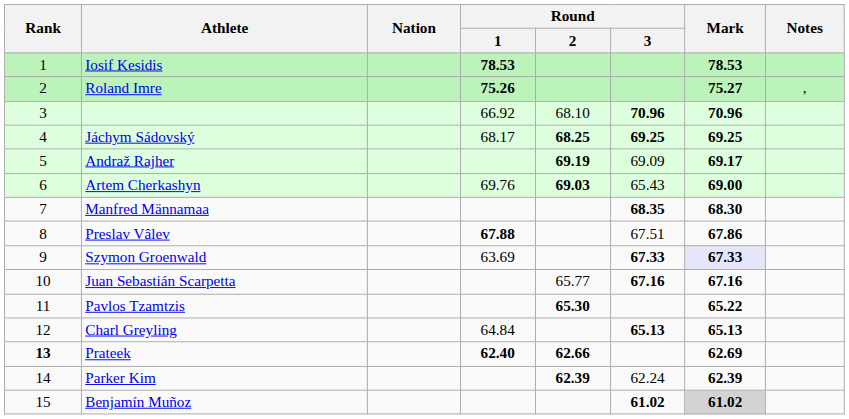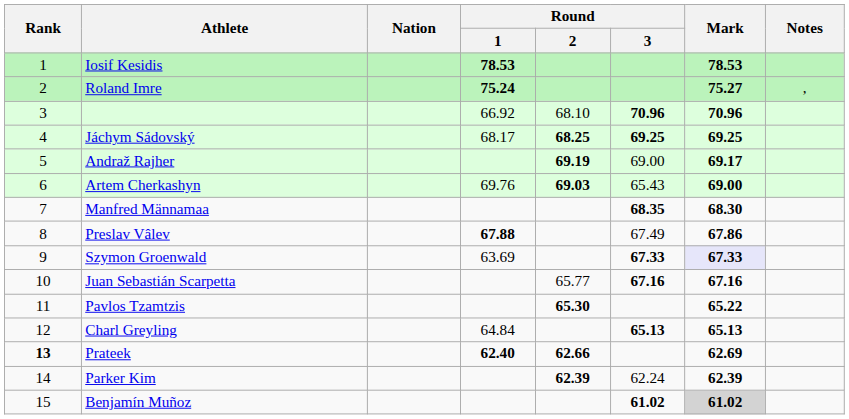(498, 88) 75.26 -> (498, 88) 75.24
(648, 161) 69.09 -> (648, 161) 69.00
(648, 233) 67.51 -> (648, 233) 67.49
